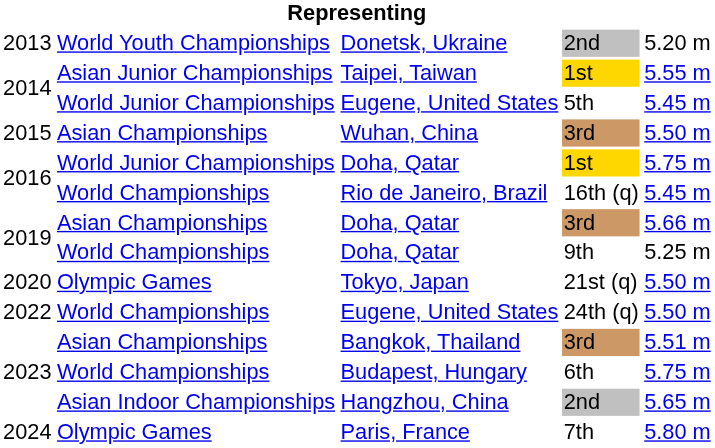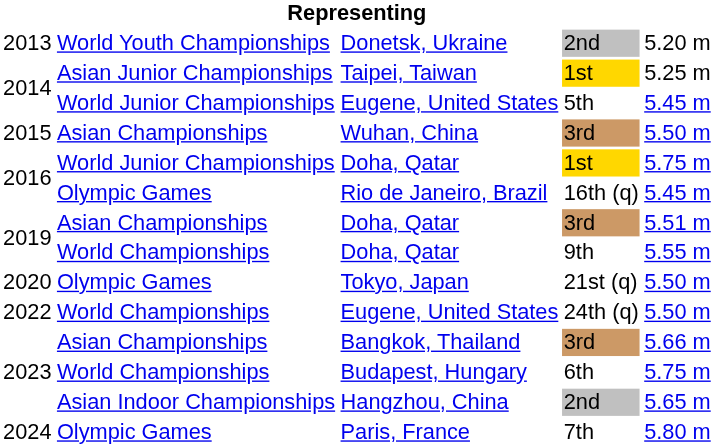(677, 72) 5.55 m -> (677, 72) 5.25 m
(163, 192) World Championships -> (134, 192) Olympic Games
(677, 222) 5.66 m -> (677, 222) 5.51 m
(677, 252) 5.25 m -> (677, 252) 5.55 m
(677, 342) 5.51 m -> (677, 342) 5.66 m
